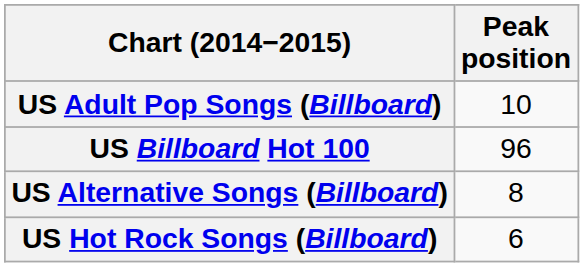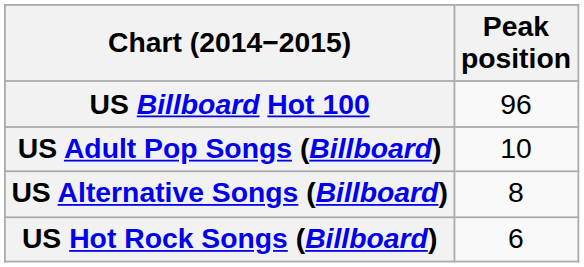rows swapped: (230, 148) <-> (230, 103)
